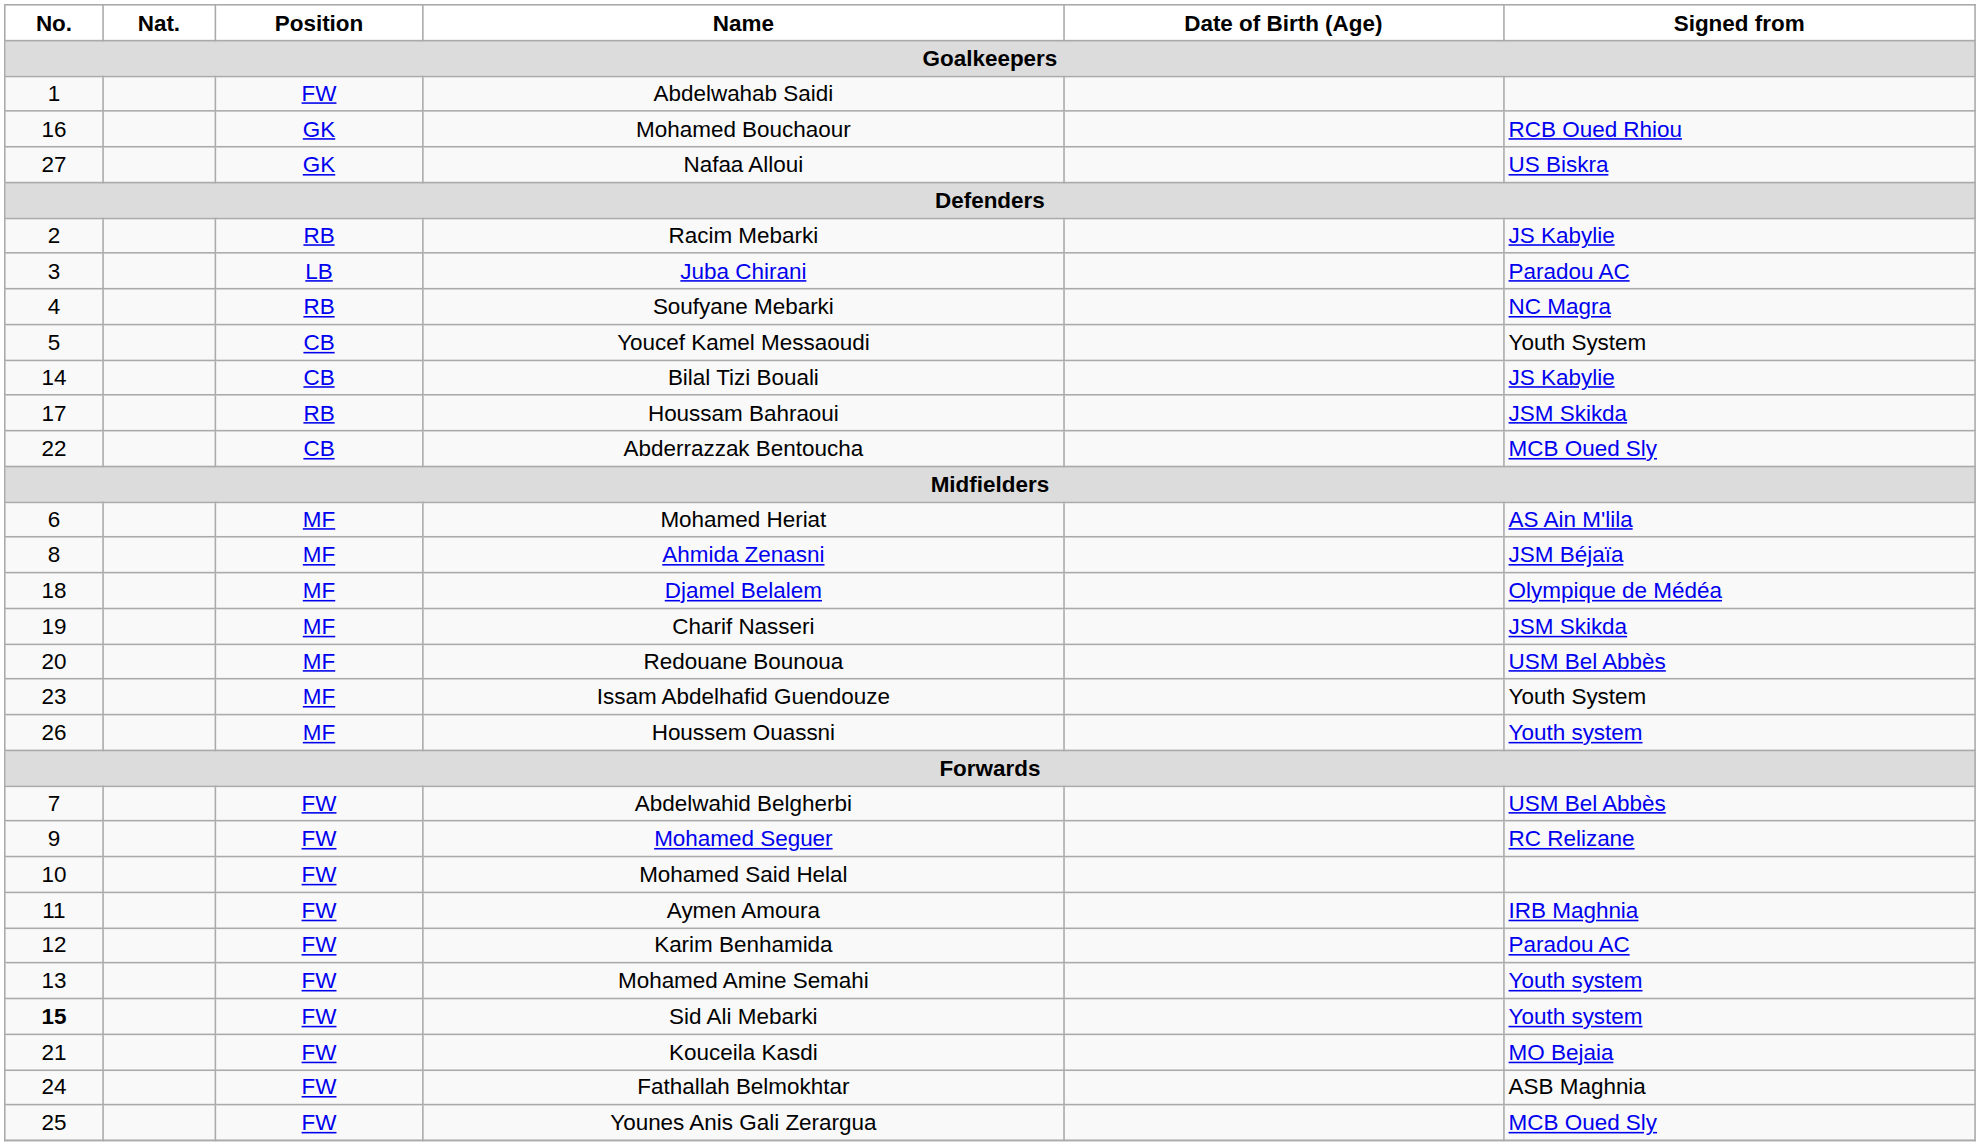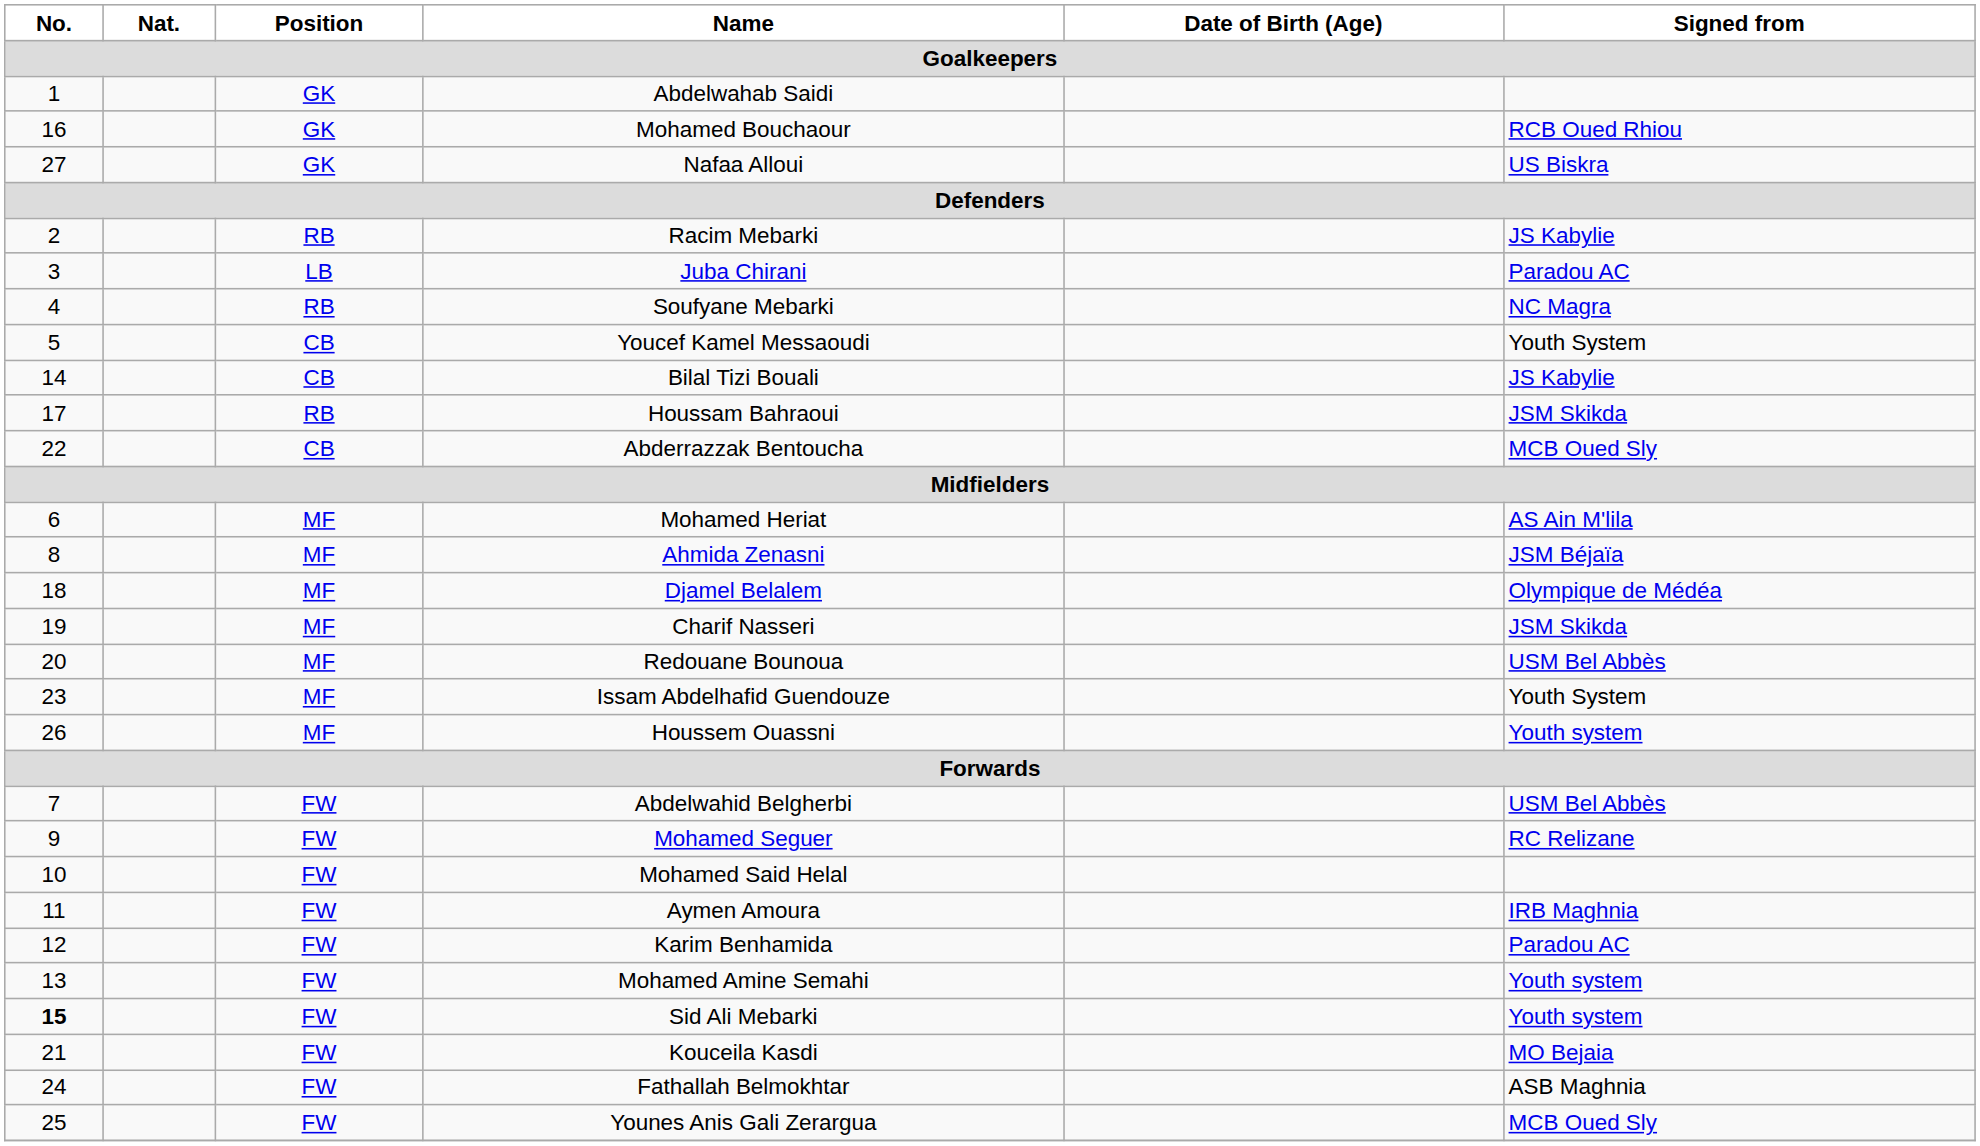(319, 94) FW -> (319, 94) GK
